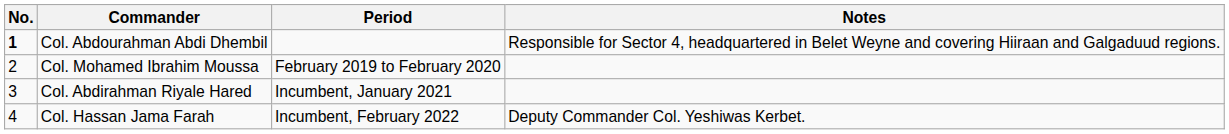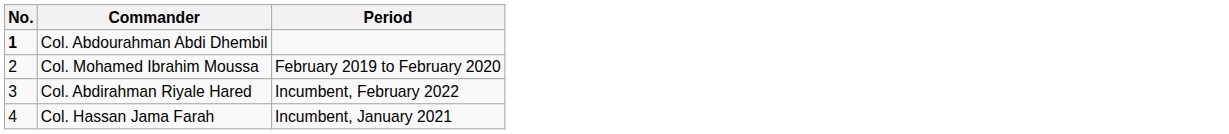- column: (864, 17)
(363, 92) Incumbent, January 2021 -> (367, 92) Incumbent, February 2022
(367, 117) Incumbent, February 2022 -> (363, 117) Incumbent, January 2021
